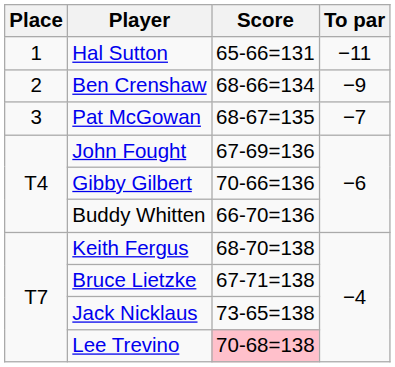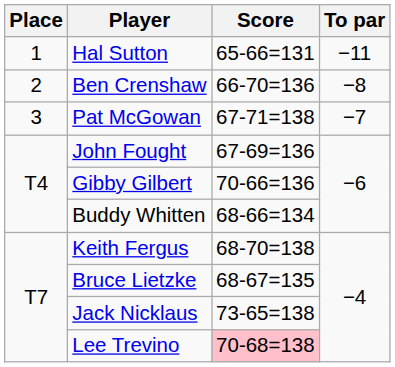(265, 85) 68-66=134 -> (265, 85) 66-70=136
(355, 85) −9 -> (355, 85) −8
(265, 118) 68-67=135 -> (265, 118) 67-71=138
(265, 215) 66-70=136 -> (265, 215) 68-66=134
(265, 280) 67-71=138 -> (265, 280) 68-67=135
